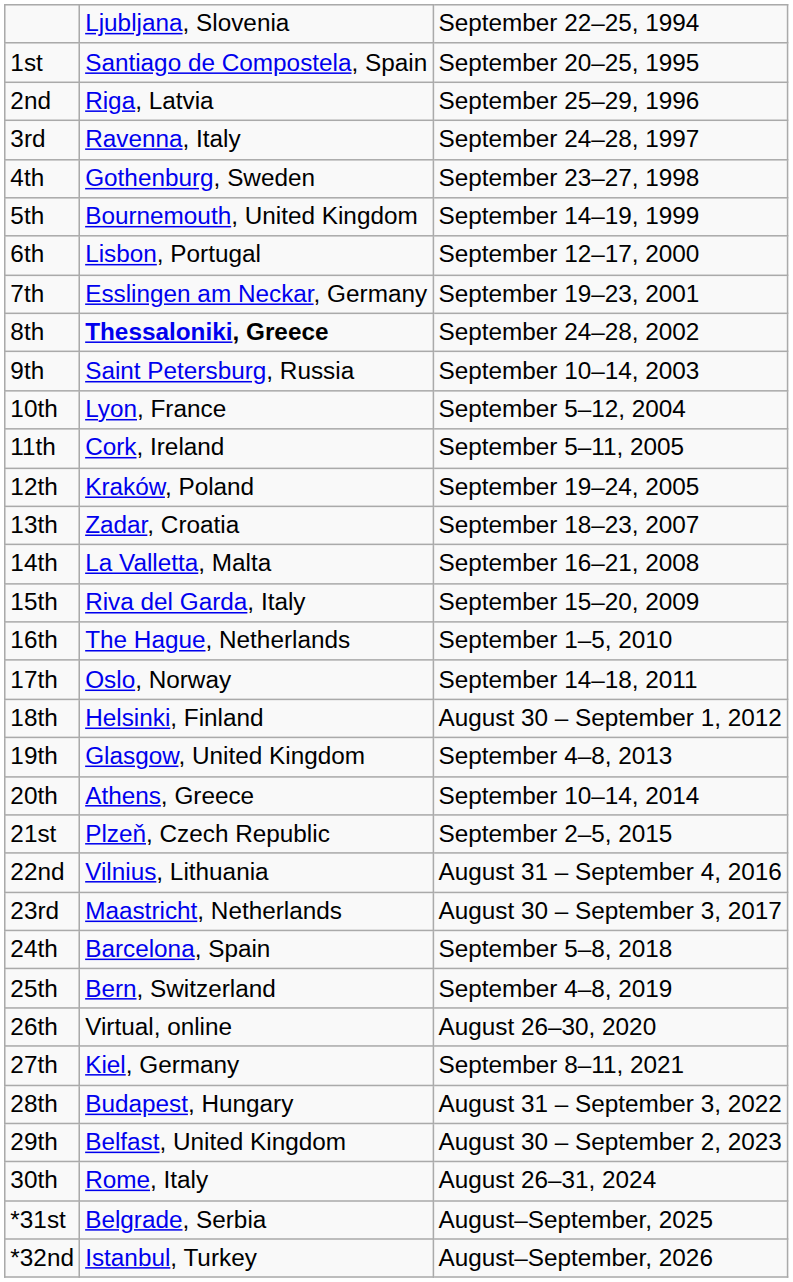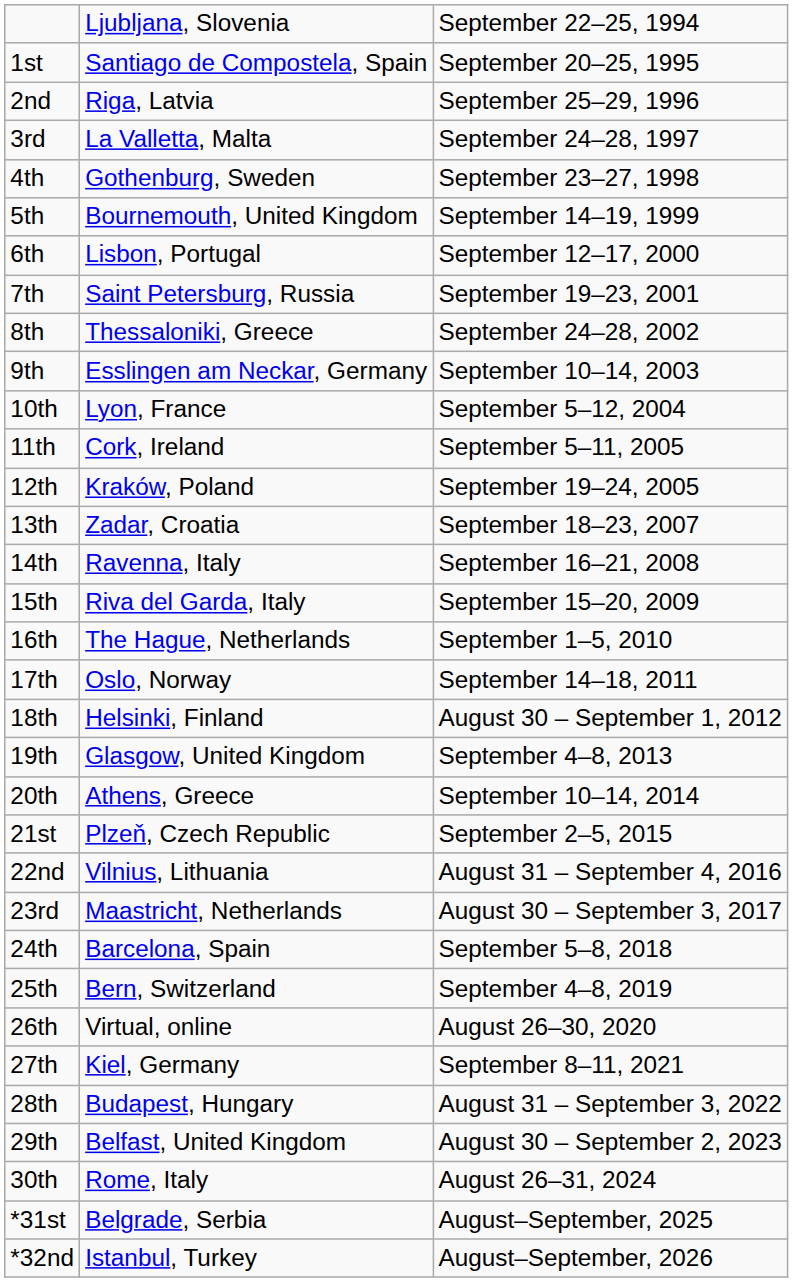(163, 139) Ravenna, Italy -> (178, 139) La Valletta, Malta
(256, 293) Esslingen am Neckar, Germany -> (220, 293) Saint Petersburg, Russia
(207, 332) bold -> (199, 332) normal
(220, 370) Saint Petersburg, Russia -> (256, 370) Esslingen am Neckar, Germany
(178, 563) La Valletta, Malta -> (163, 563) Ravenna, Italy
